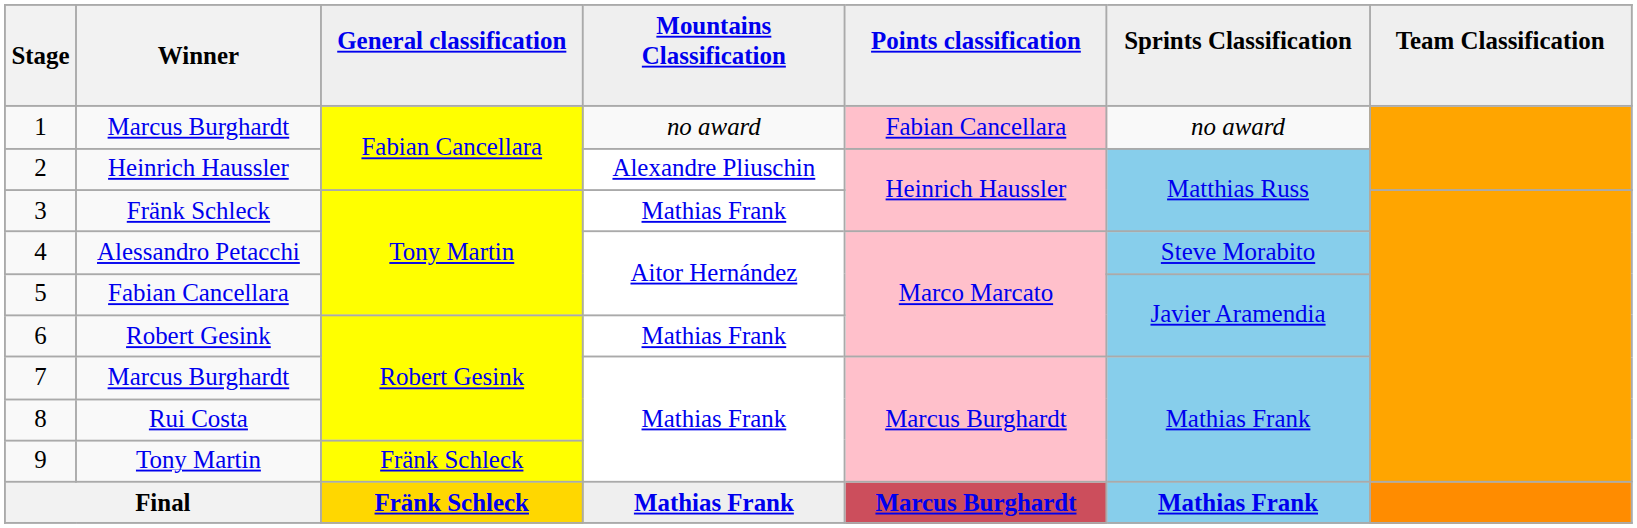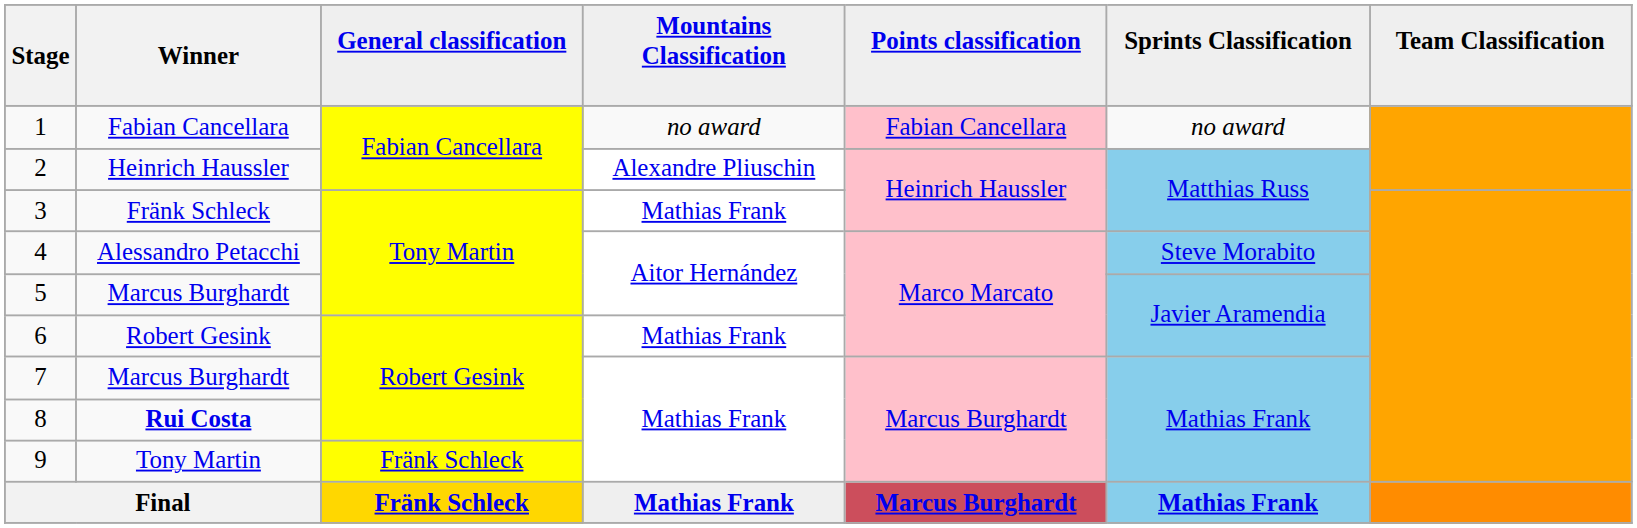(198, 127) Marcus Burghardt -> (198, 127) Fabian Cancellara
(198, 294) Fabian Cancellara -> (198, 294) Marcus Burghardt
(198, 419) normal -> (198, 419) bold
